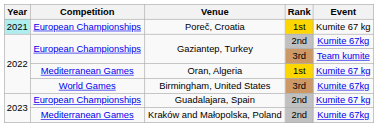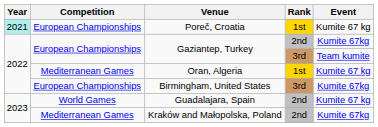(87, 86) World Games -> (87, 86) European Championships
(87, 101) European Championships -> (87, 101) World Games
